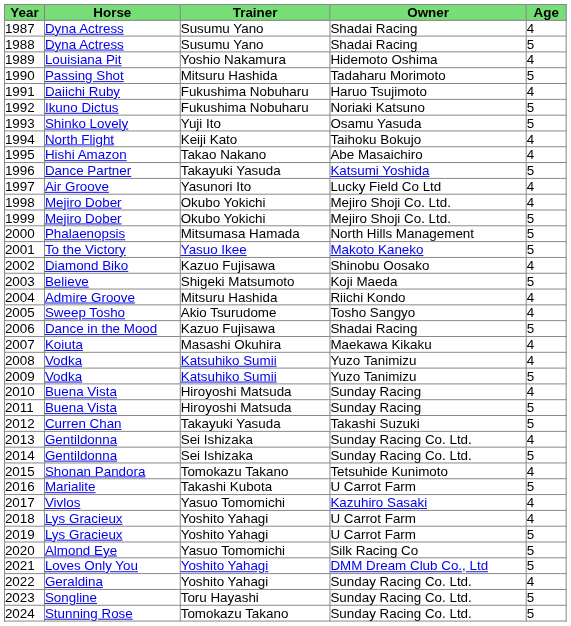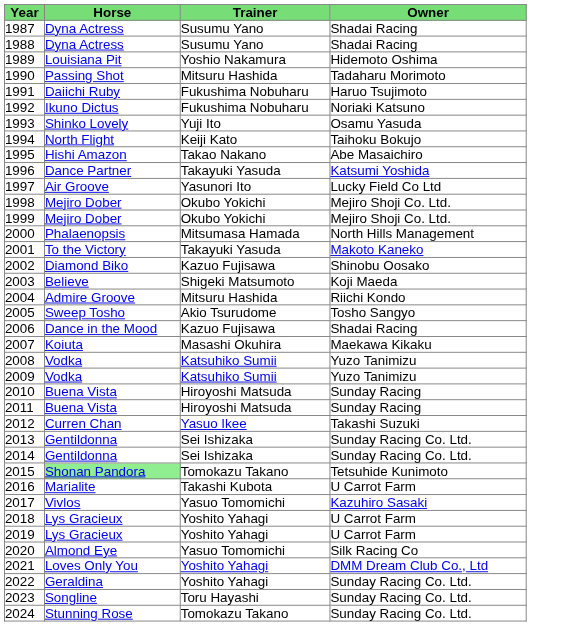- column: (546, 12)
(214, 250) Yasuo Ikee -> (231, 250) Takayuki Yasuda
(231, 423) Takayuki Yasuda -> (214, 423) Yasuo Ikee
(95, 471) no background -> (95, 471) lightgreen background
